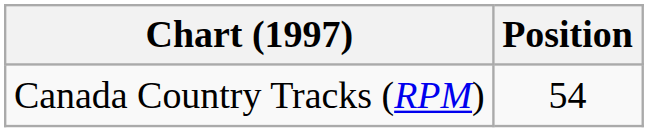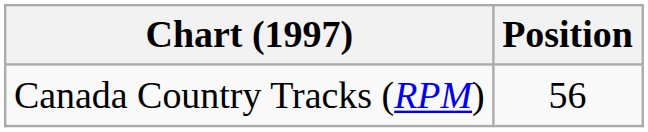(568, 94) 54 -> (568, 94) 56
